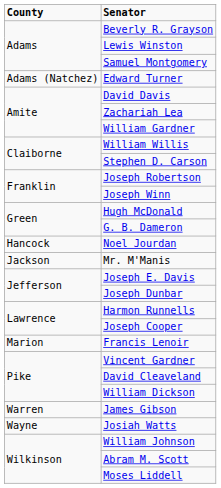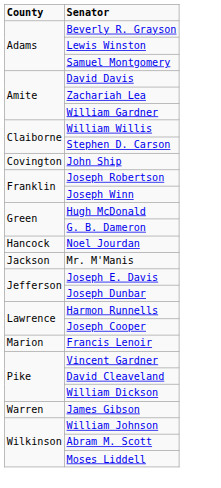- row: (143, 79)
+ row: (94, 161)
- row: (140, 426)
